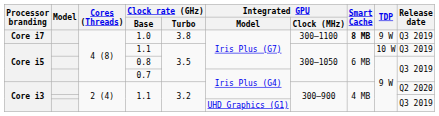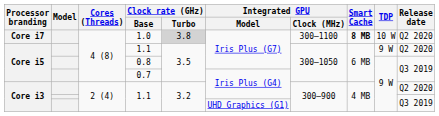(184, 37) no background -> (184, 37) lightgrey background
(386, 37) 9 W -> (386, 37) 10 W
(416, 37) Q3 2019 -> (416, 37) Q2 2020
(386, 50) 10 W -> (386, 50) 9 W
(416, 50) Q3 2019 -> (416, 50) Q2 2020
